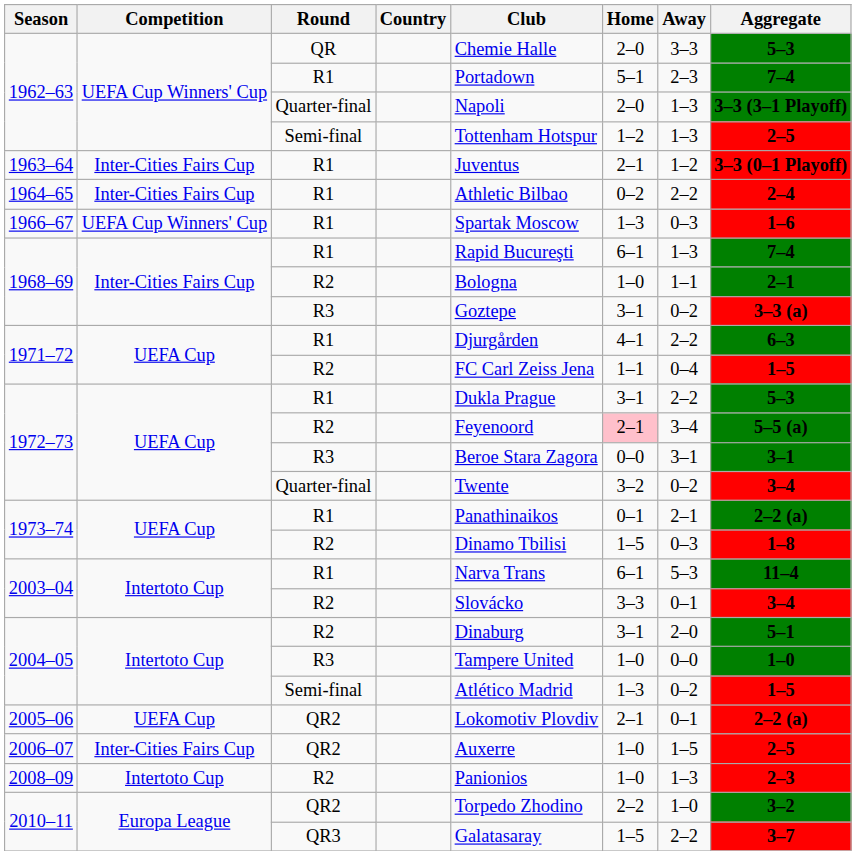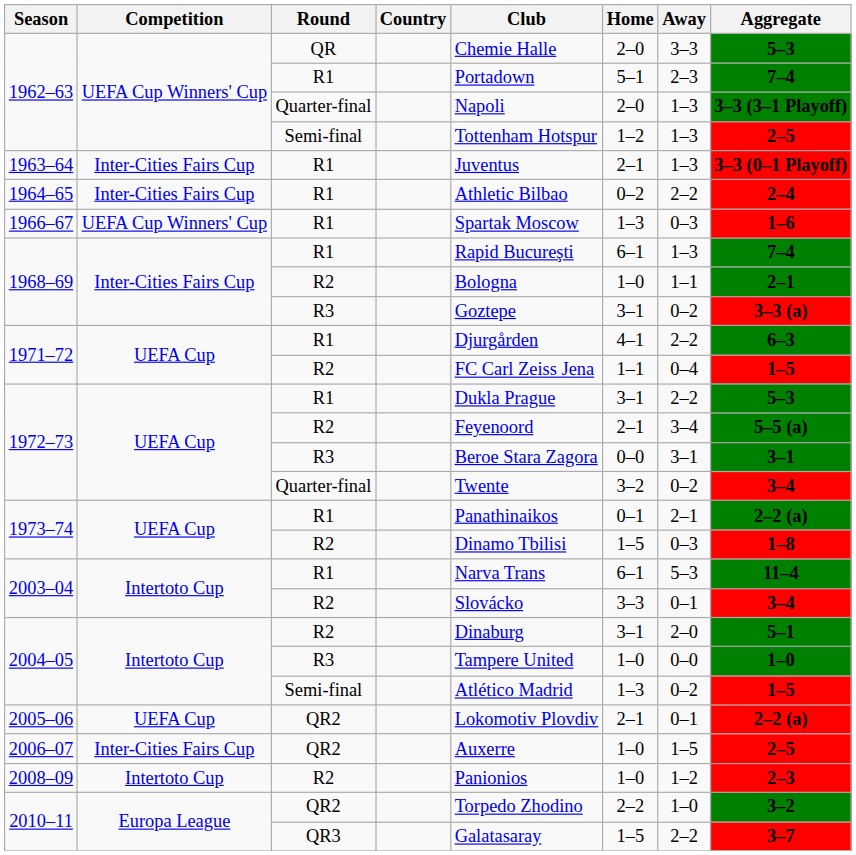(684, 164) 1–2 -> (684, 164) 1–3
(630, 427) pink background -> (630, 427) no background
(684, 777) 1–3 -> (684, 777) 1–2
